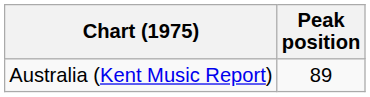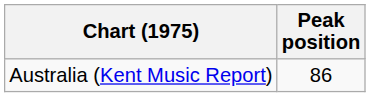(321, 75) 89 -> (321, 75) 86
